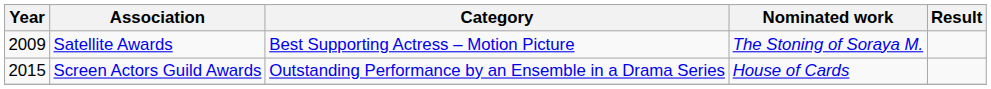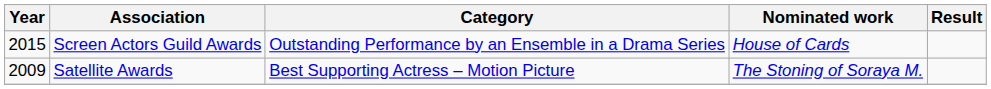rows swapped: (113, 44) <-> (157, 71)
